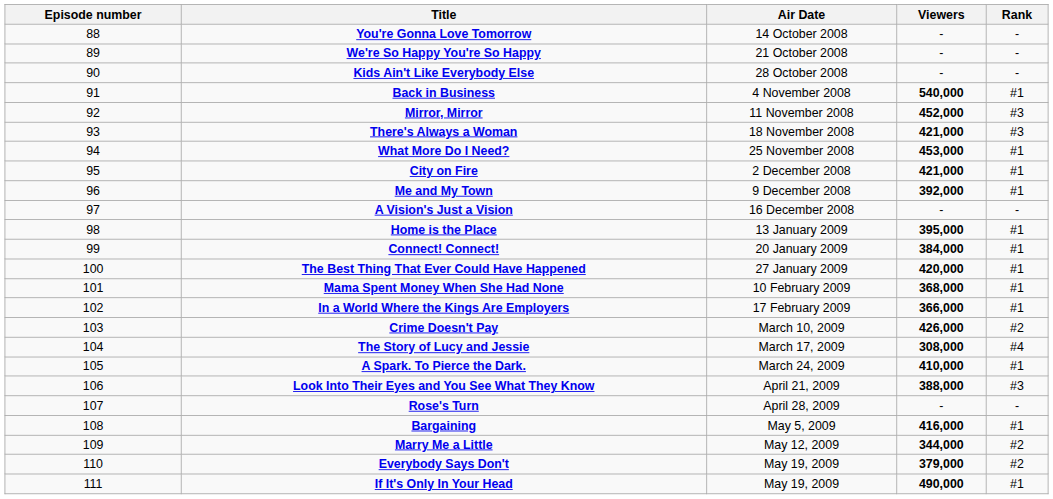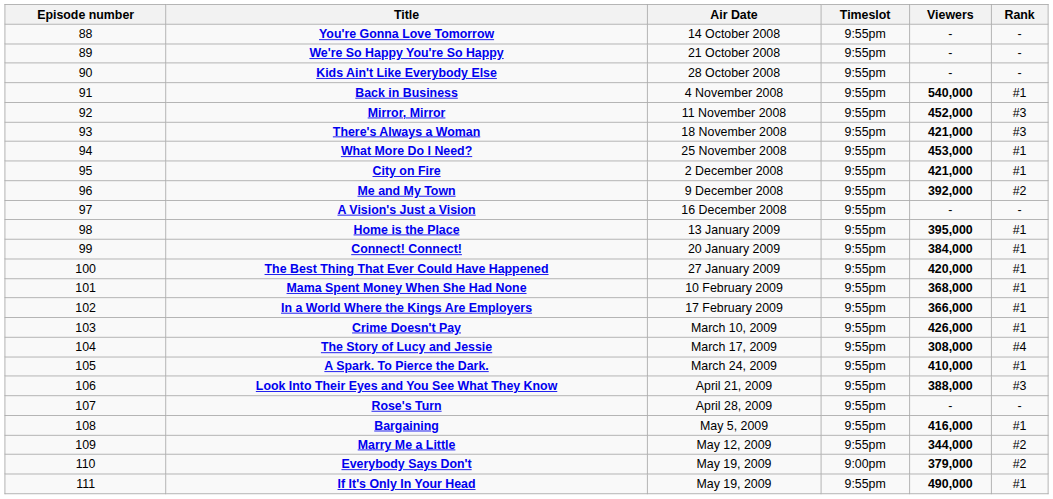+ column: (865, 15)
(1017, 191) #1 -> (1020, 191) #2
(1017, 328) #2 -> (1020, 328) #1
